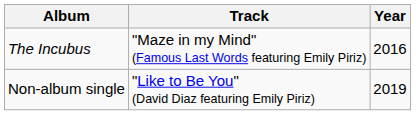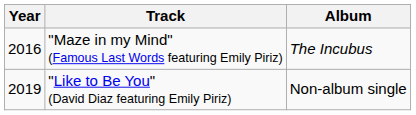columns swapped: (390, 16) <-> (66, 16)
